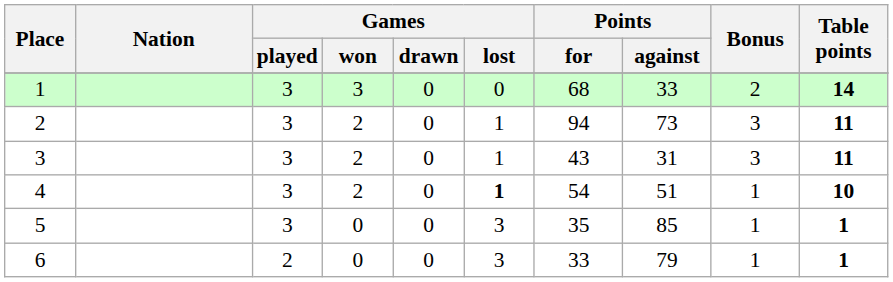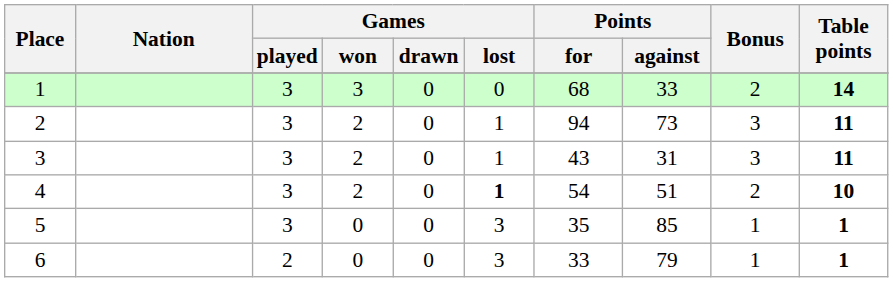(755, 191) 1 -> (755, 191) 2
